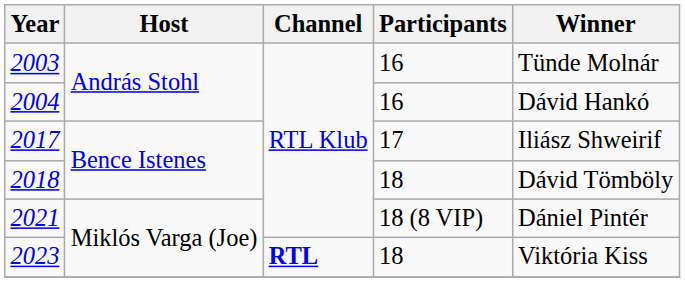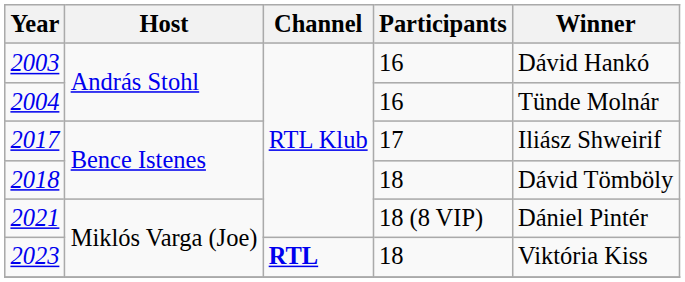(588, 62) Tünde Molnár -> (584, 62) Dávid Hankó
(584, 101) Dávid Hankó -> (588, 101) Tünde Molnár
